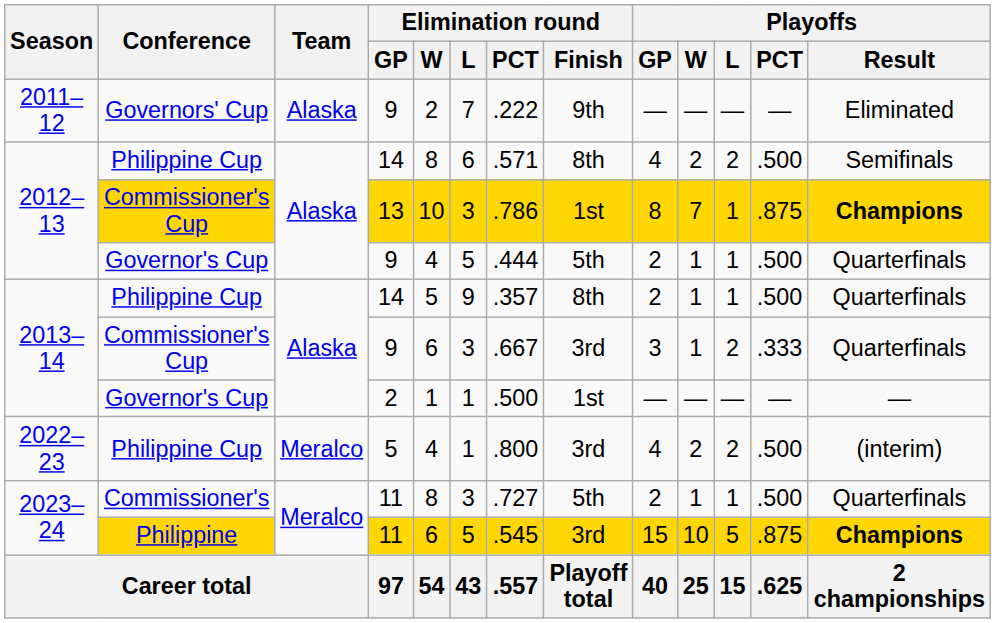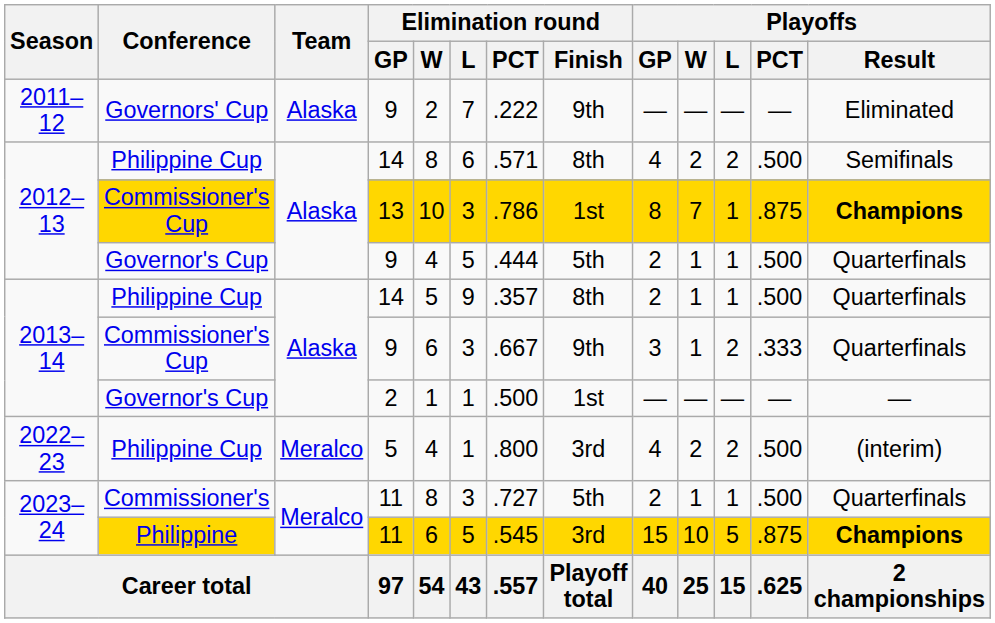(588, 348) 3rd -> (588, 348) 9th
